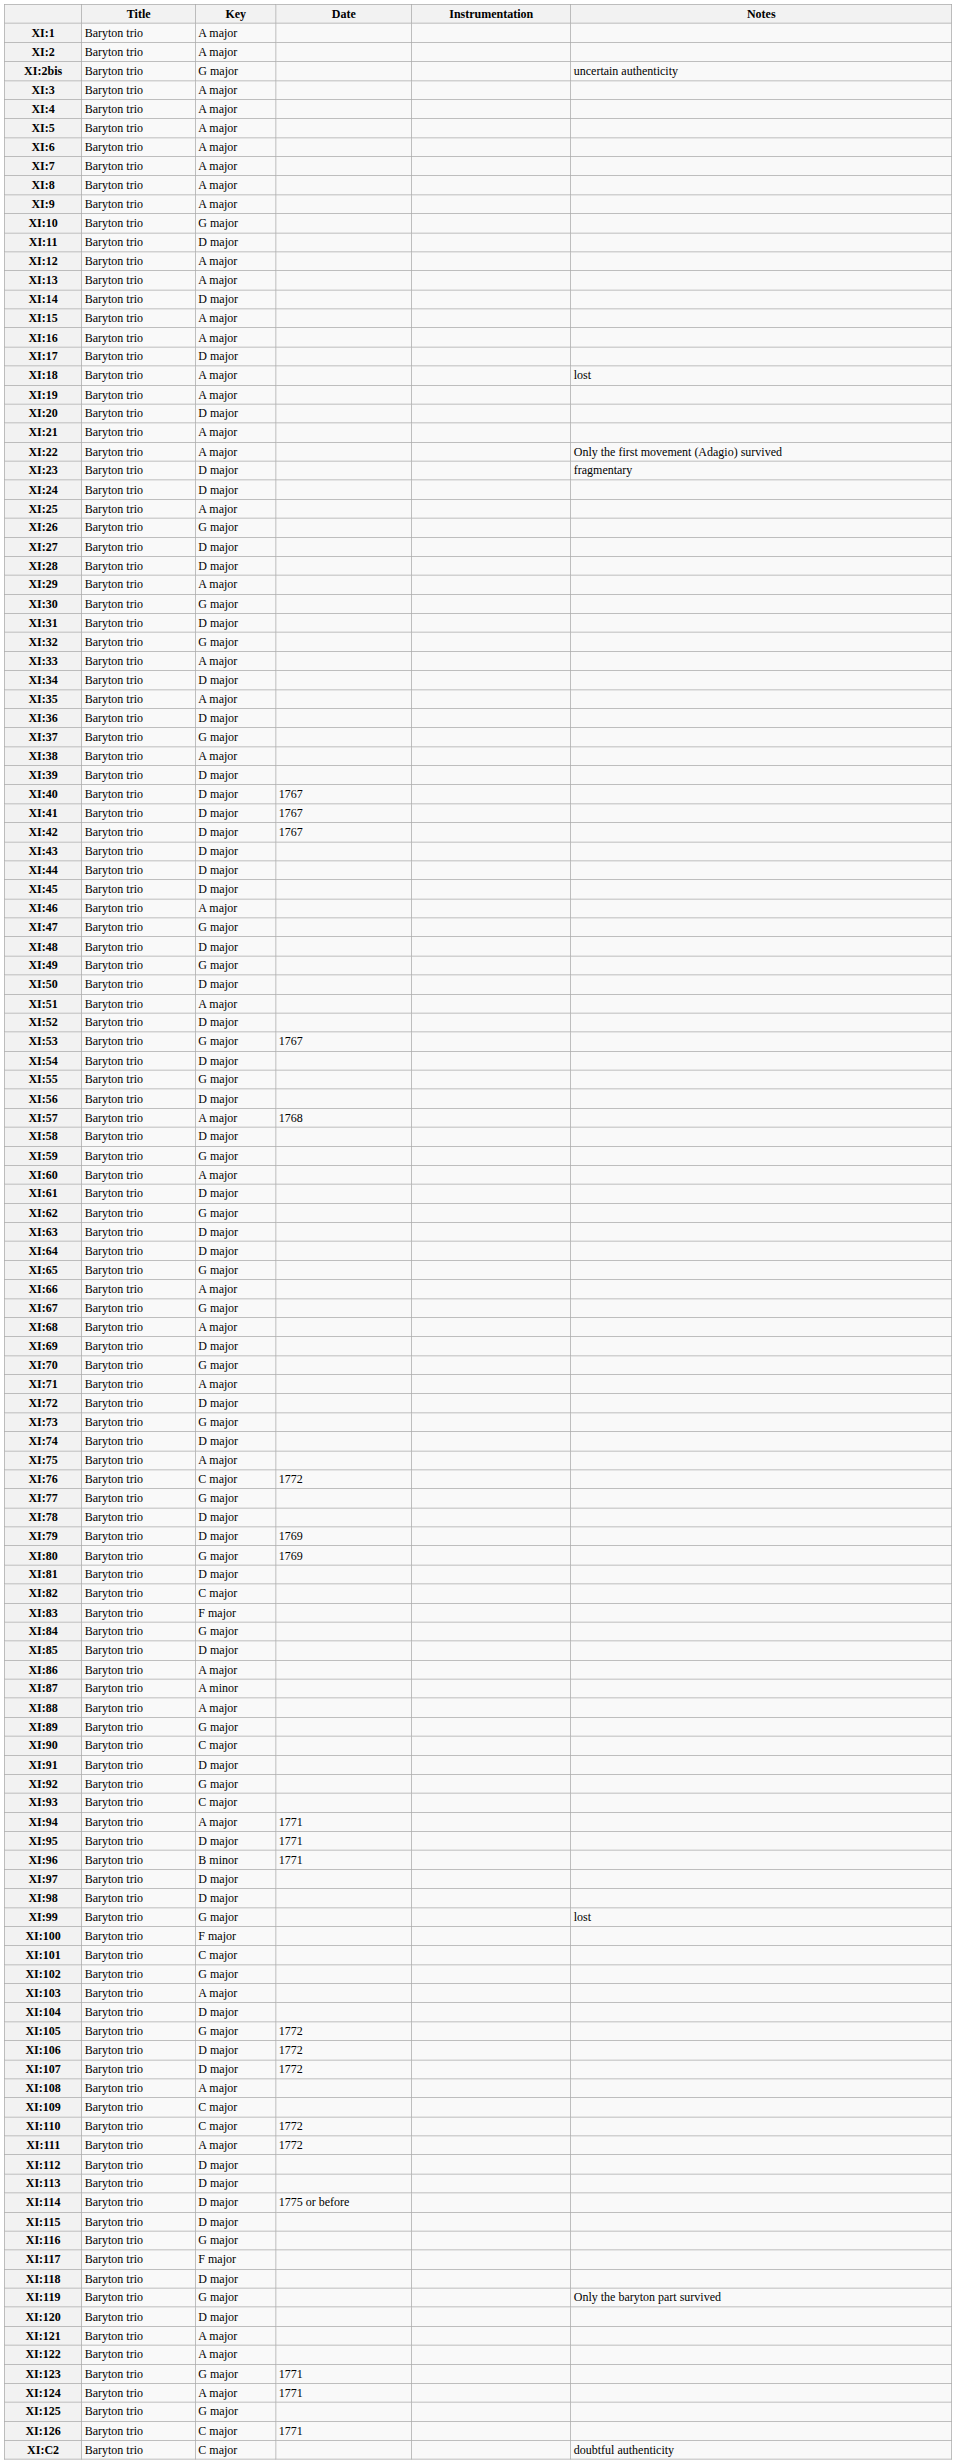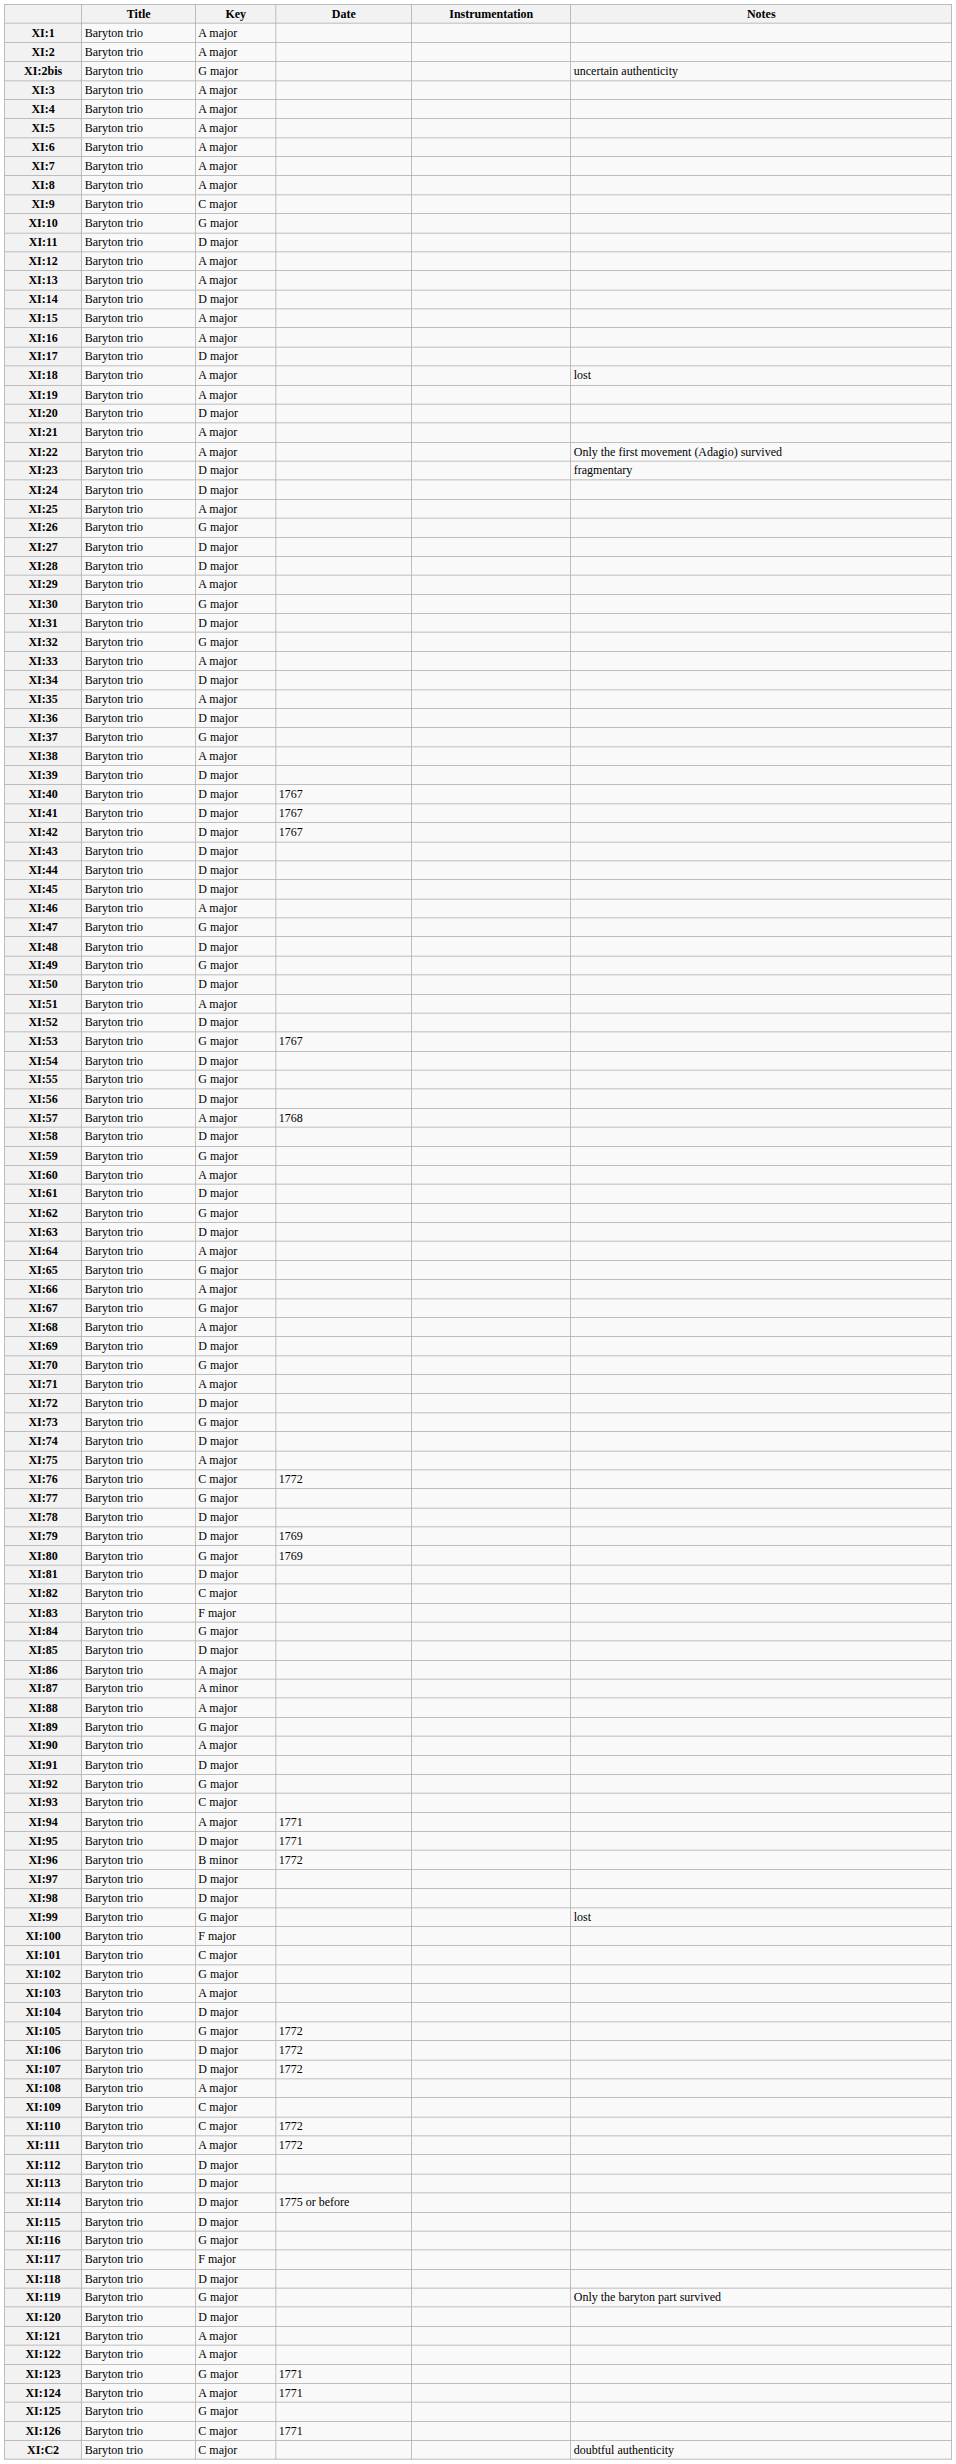(218, 204) A major -> (218, 204) C major
(218, 1251) D major -> (218, 1251) A major
(218, 1745) C major -> (218, 1745) A major
(291, 1860) 1771 -> (291, 1860) 1772
